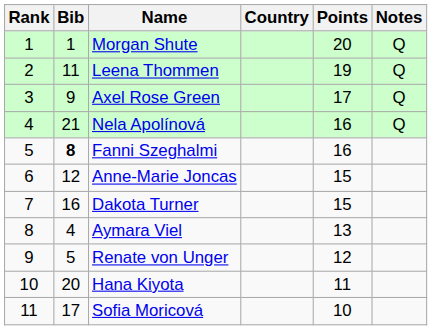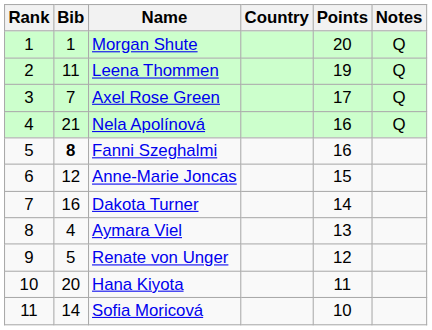(71, 97) 9 -> (71, 97) 7
(342, 204) 15 -> (342, 204) 14
(71, 310) 17 -> (71, 310) 14
